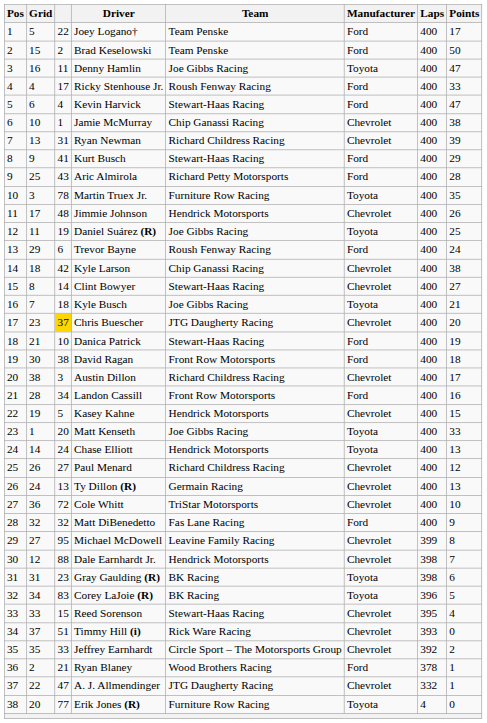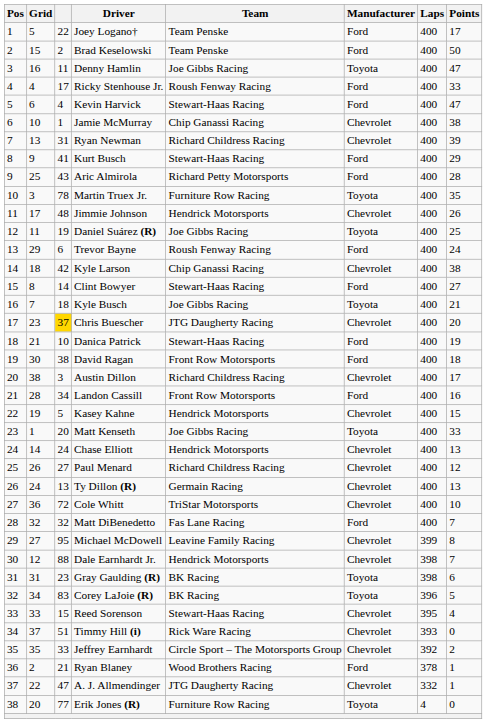(369, 285) Chevrolet -> (358, 285) Ford
(363, 449) Toyota -> (369, 449) Chevrolet
(452, 522) 9 -> (452, 522) 7
